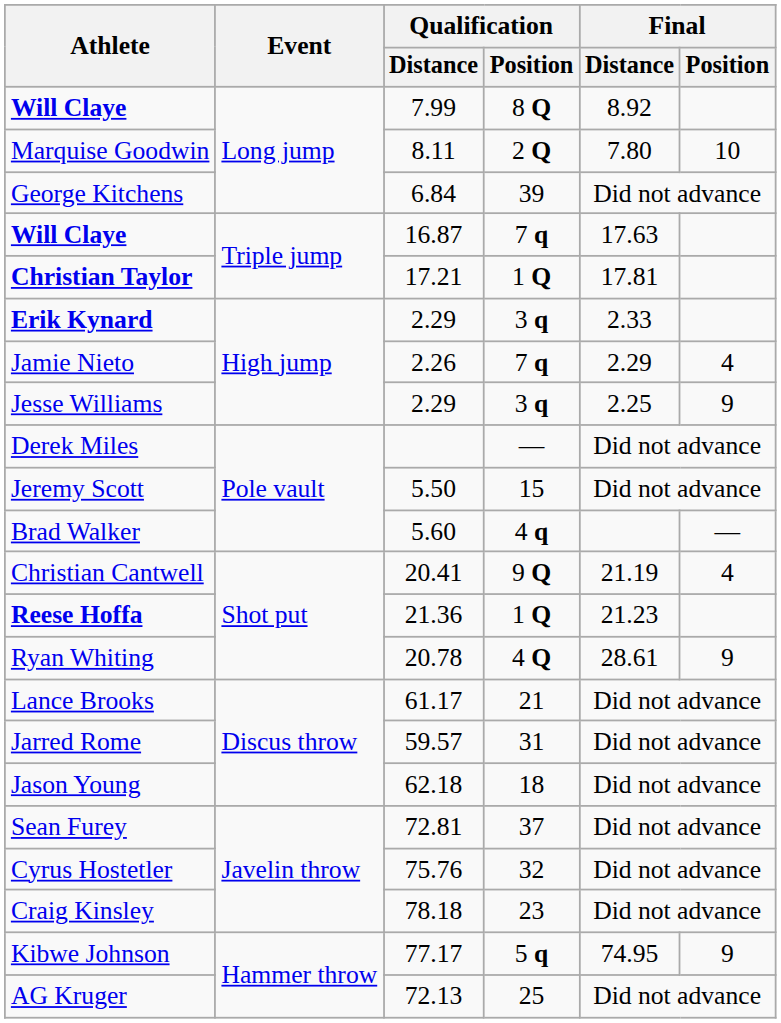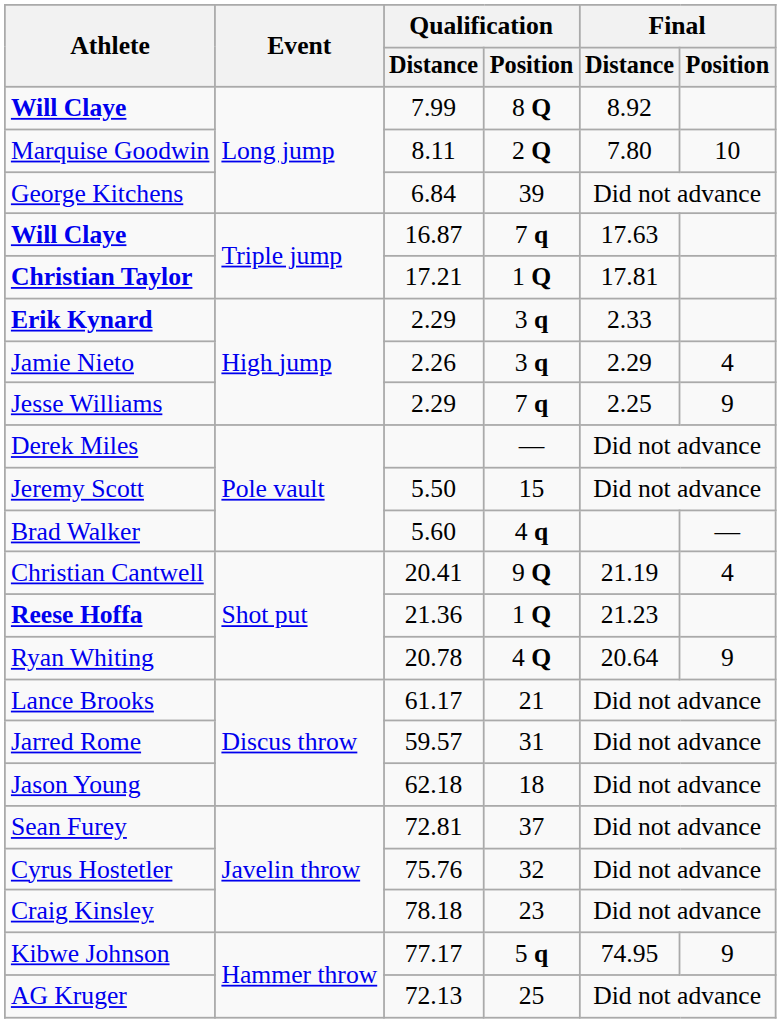(531, 361) 7 q -> (531, 361) 3 q
(531, 404) 3 q -> (531, 404) 7 q
(629, 657) 28.61 -> (629, 657) 20.64
